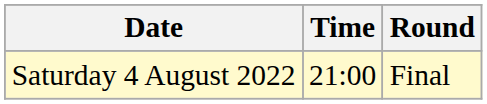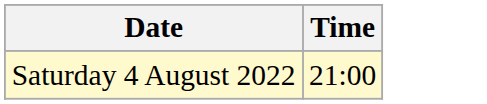- column: (432, 27)
